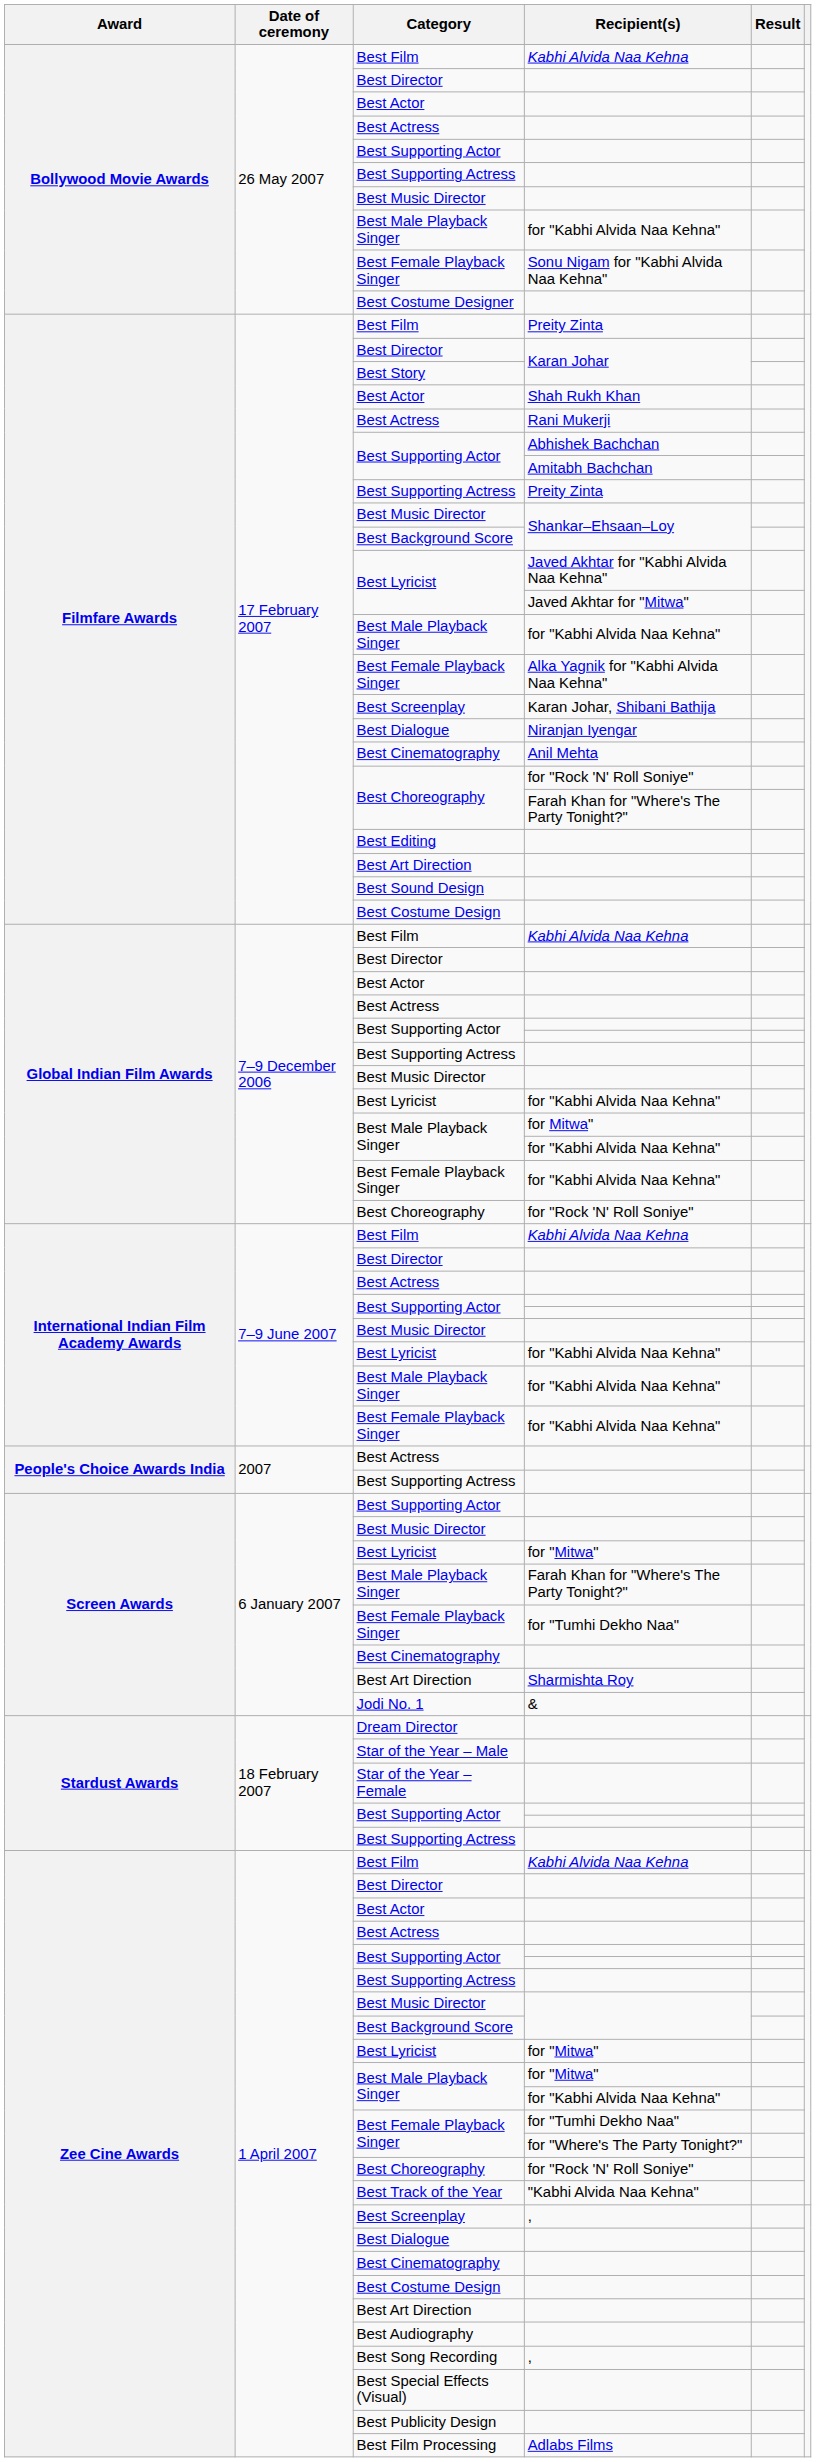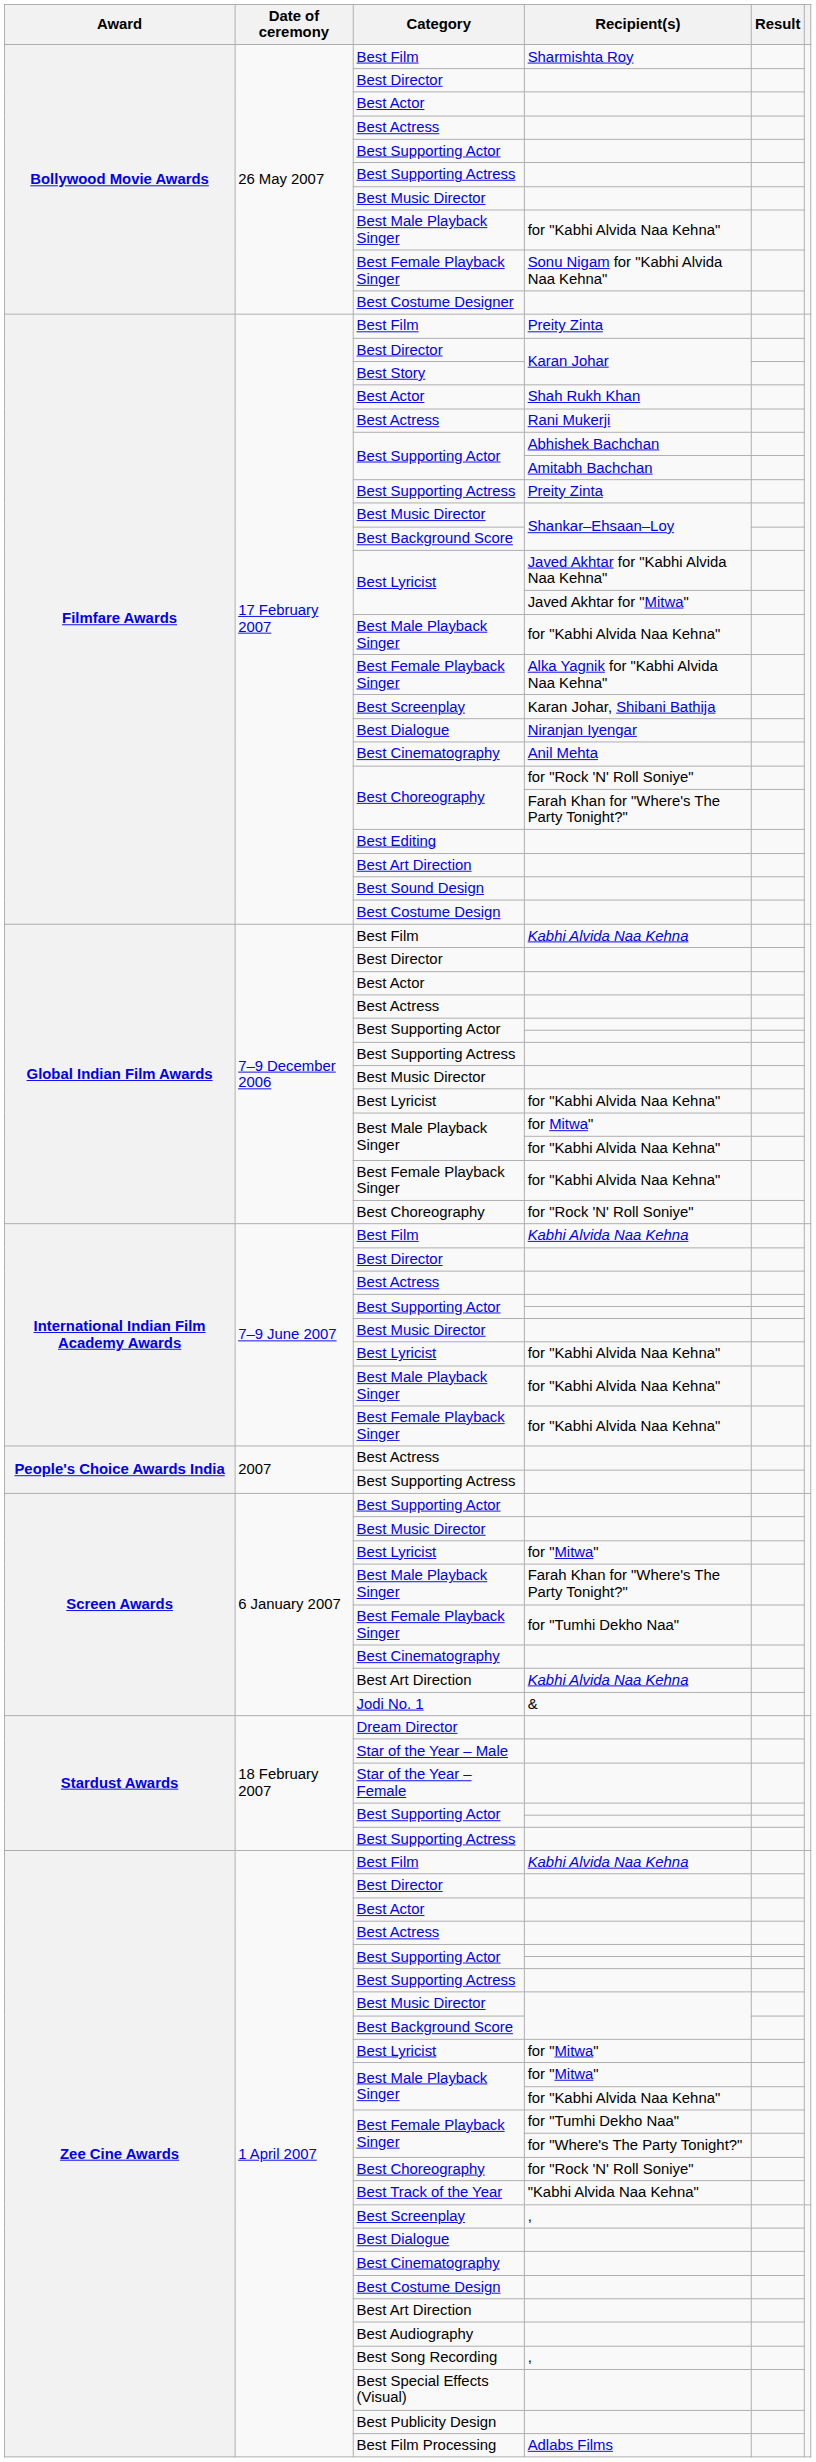(608, 56) Kabhi Alvida Naa Kehna -> (581, 56) Sharmishta Roy
(581, 1680) Sharmishta Roy -> (608, 1680) Kabhi Alvida Naa Kehna
